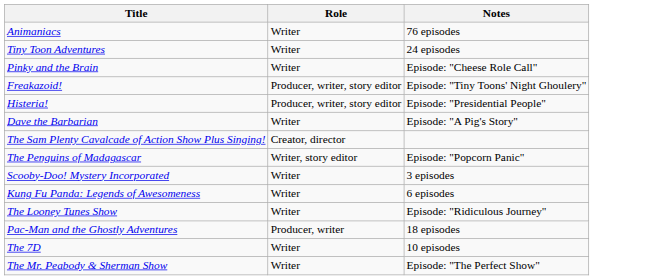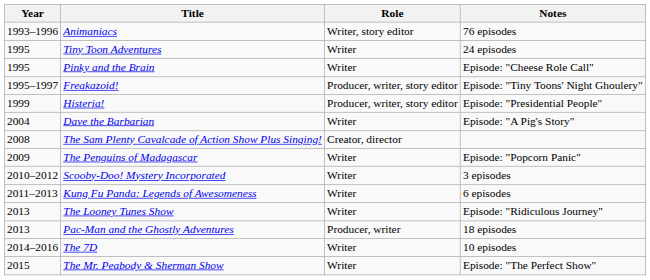+ column: (33, 13)
(285, 31) Writer -> (370, 31) Writer, story editor
(314, 157) Writer, story editor -> (342, 157) Writer
